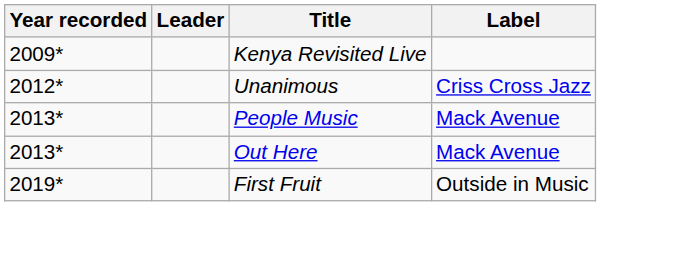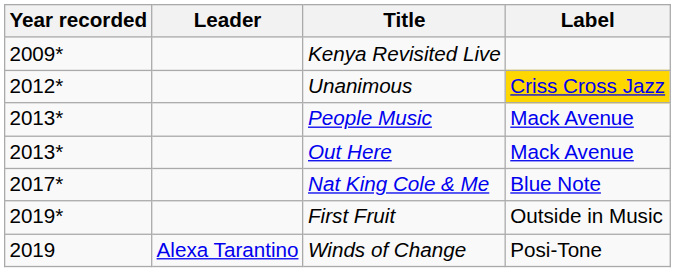(513, 86) no background -> (588, 86) gold background
+ row: (399, 184)
+ row: (387, 250)
